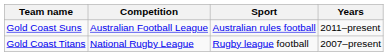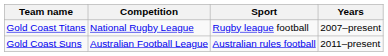rows swapped: (46, 43) <-> (44, 28)
